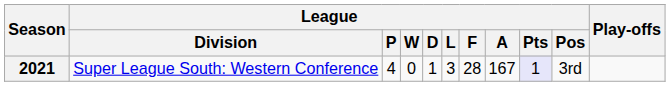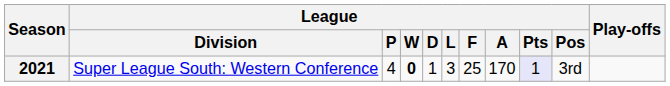(412, 68) normal -> (412, 68) bold
(472, 68) 28 -> (472, 68) 25
(502, 68) 167 -> (502, 68) 170
